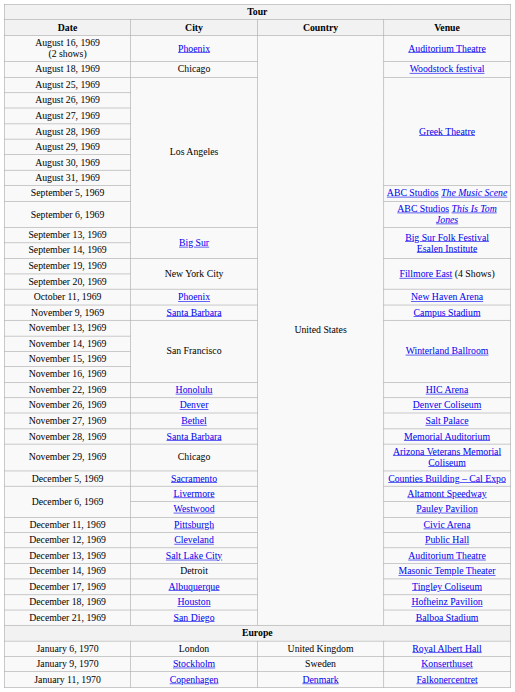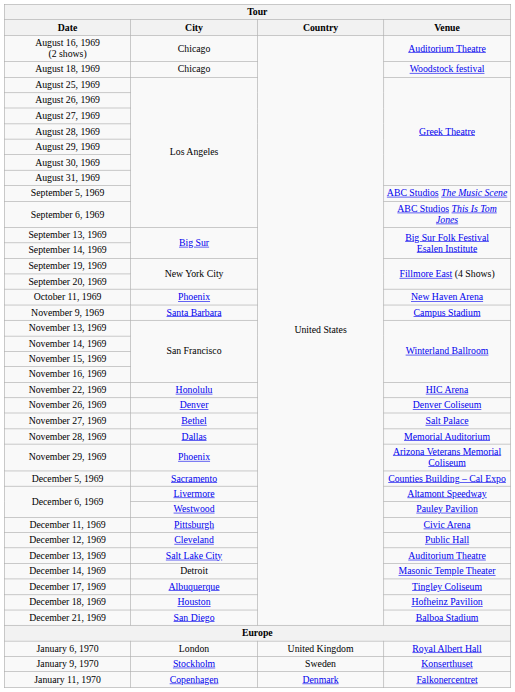(194, 48) Phoenix -> (194, 48) Chicago
(194, 436) Santa Barbara -> (194, 436) Dallas
(194, 457) Chicago -> (194, 457) Phoenix
